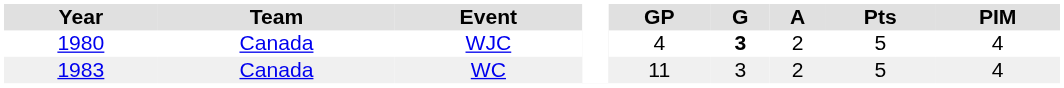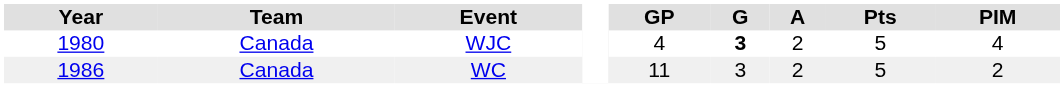(81, 69) 1983 -> (81, 69) 1986
(998, 69) 4 -> (998, 69) 2
